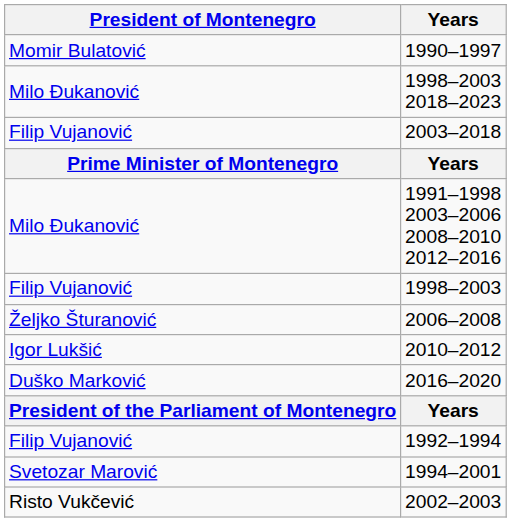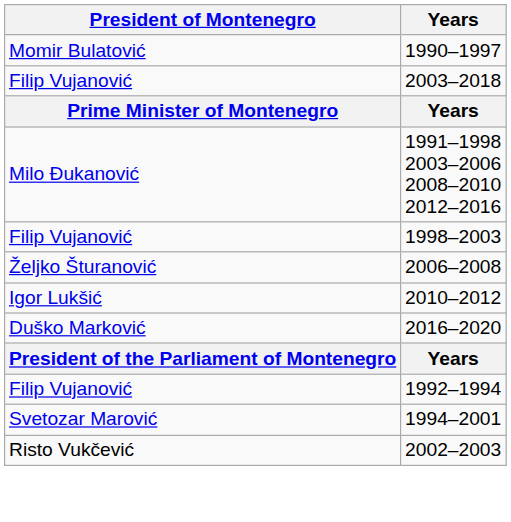- row: (453, 91)
